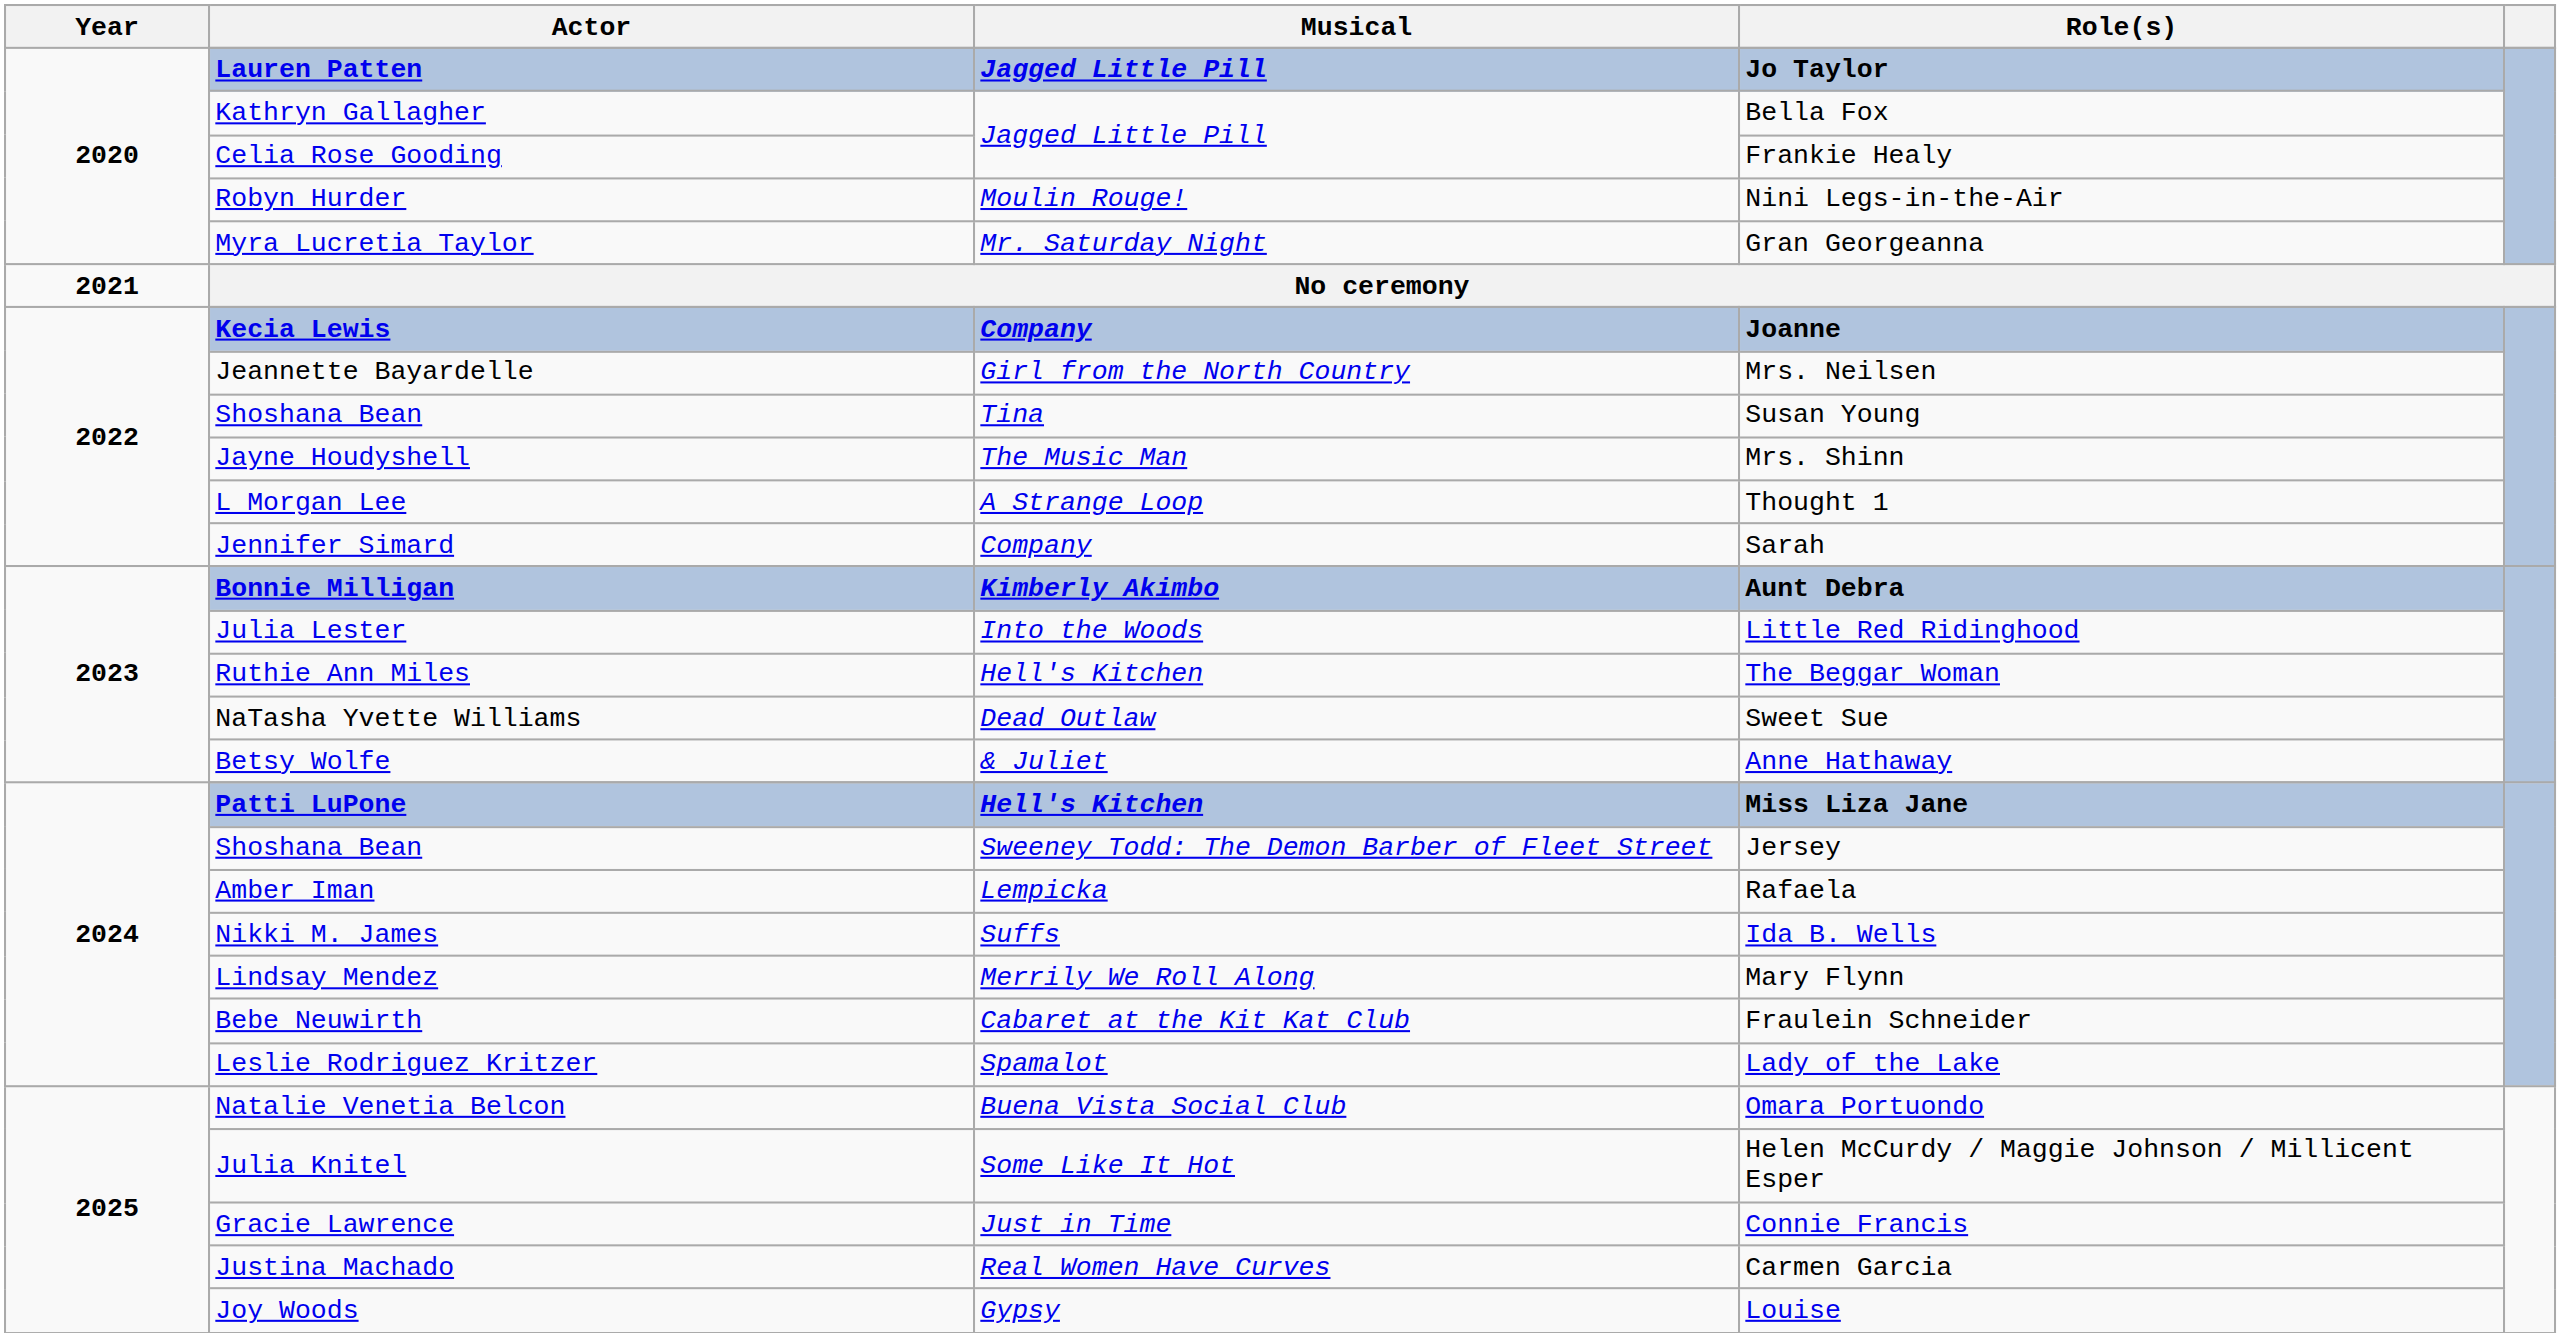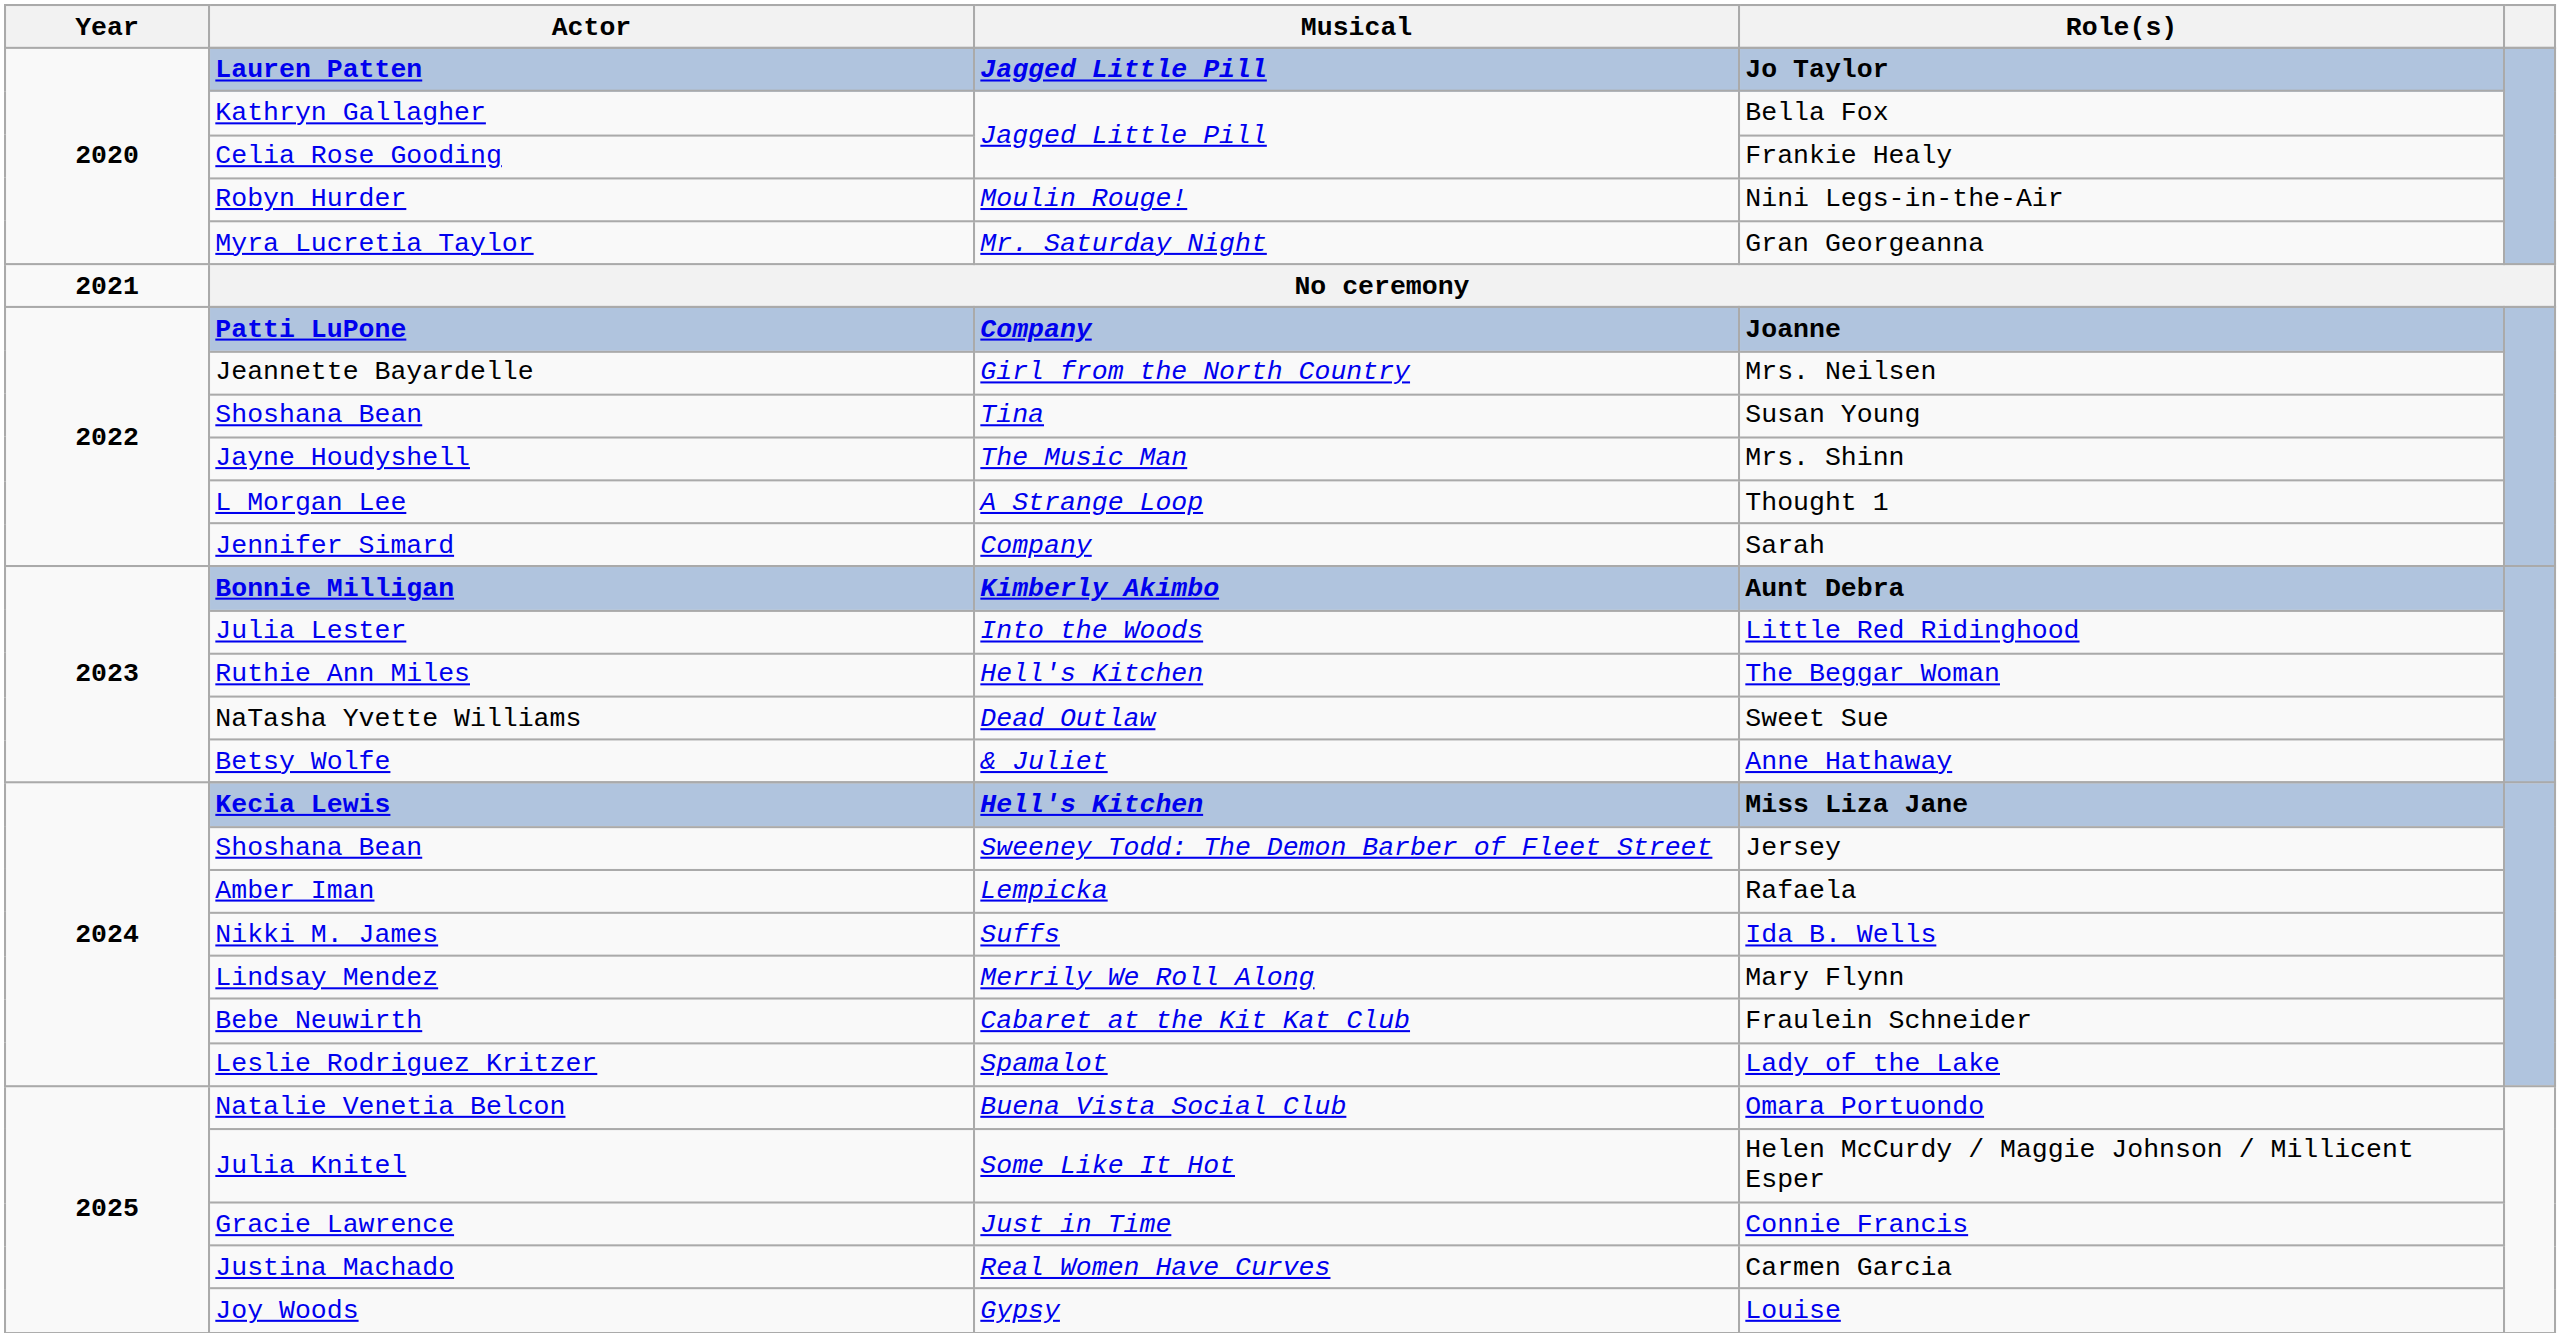(303, 329) Kecia Lewis -> (311, 329) Patti LuPone
(311, 805) Patti LuPone -> (303, 805) Kecia Lewis
